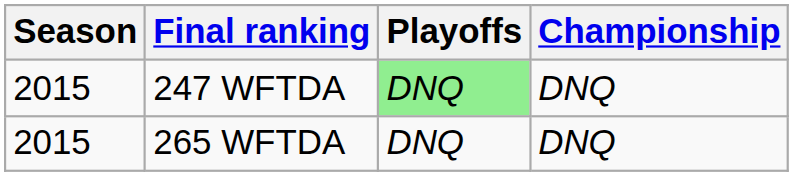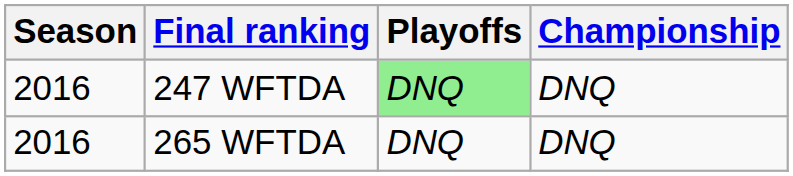(52, 87) 2015 -> (52, 87) 2016
(52, 142) 2015 -> (52, 142) 2016
